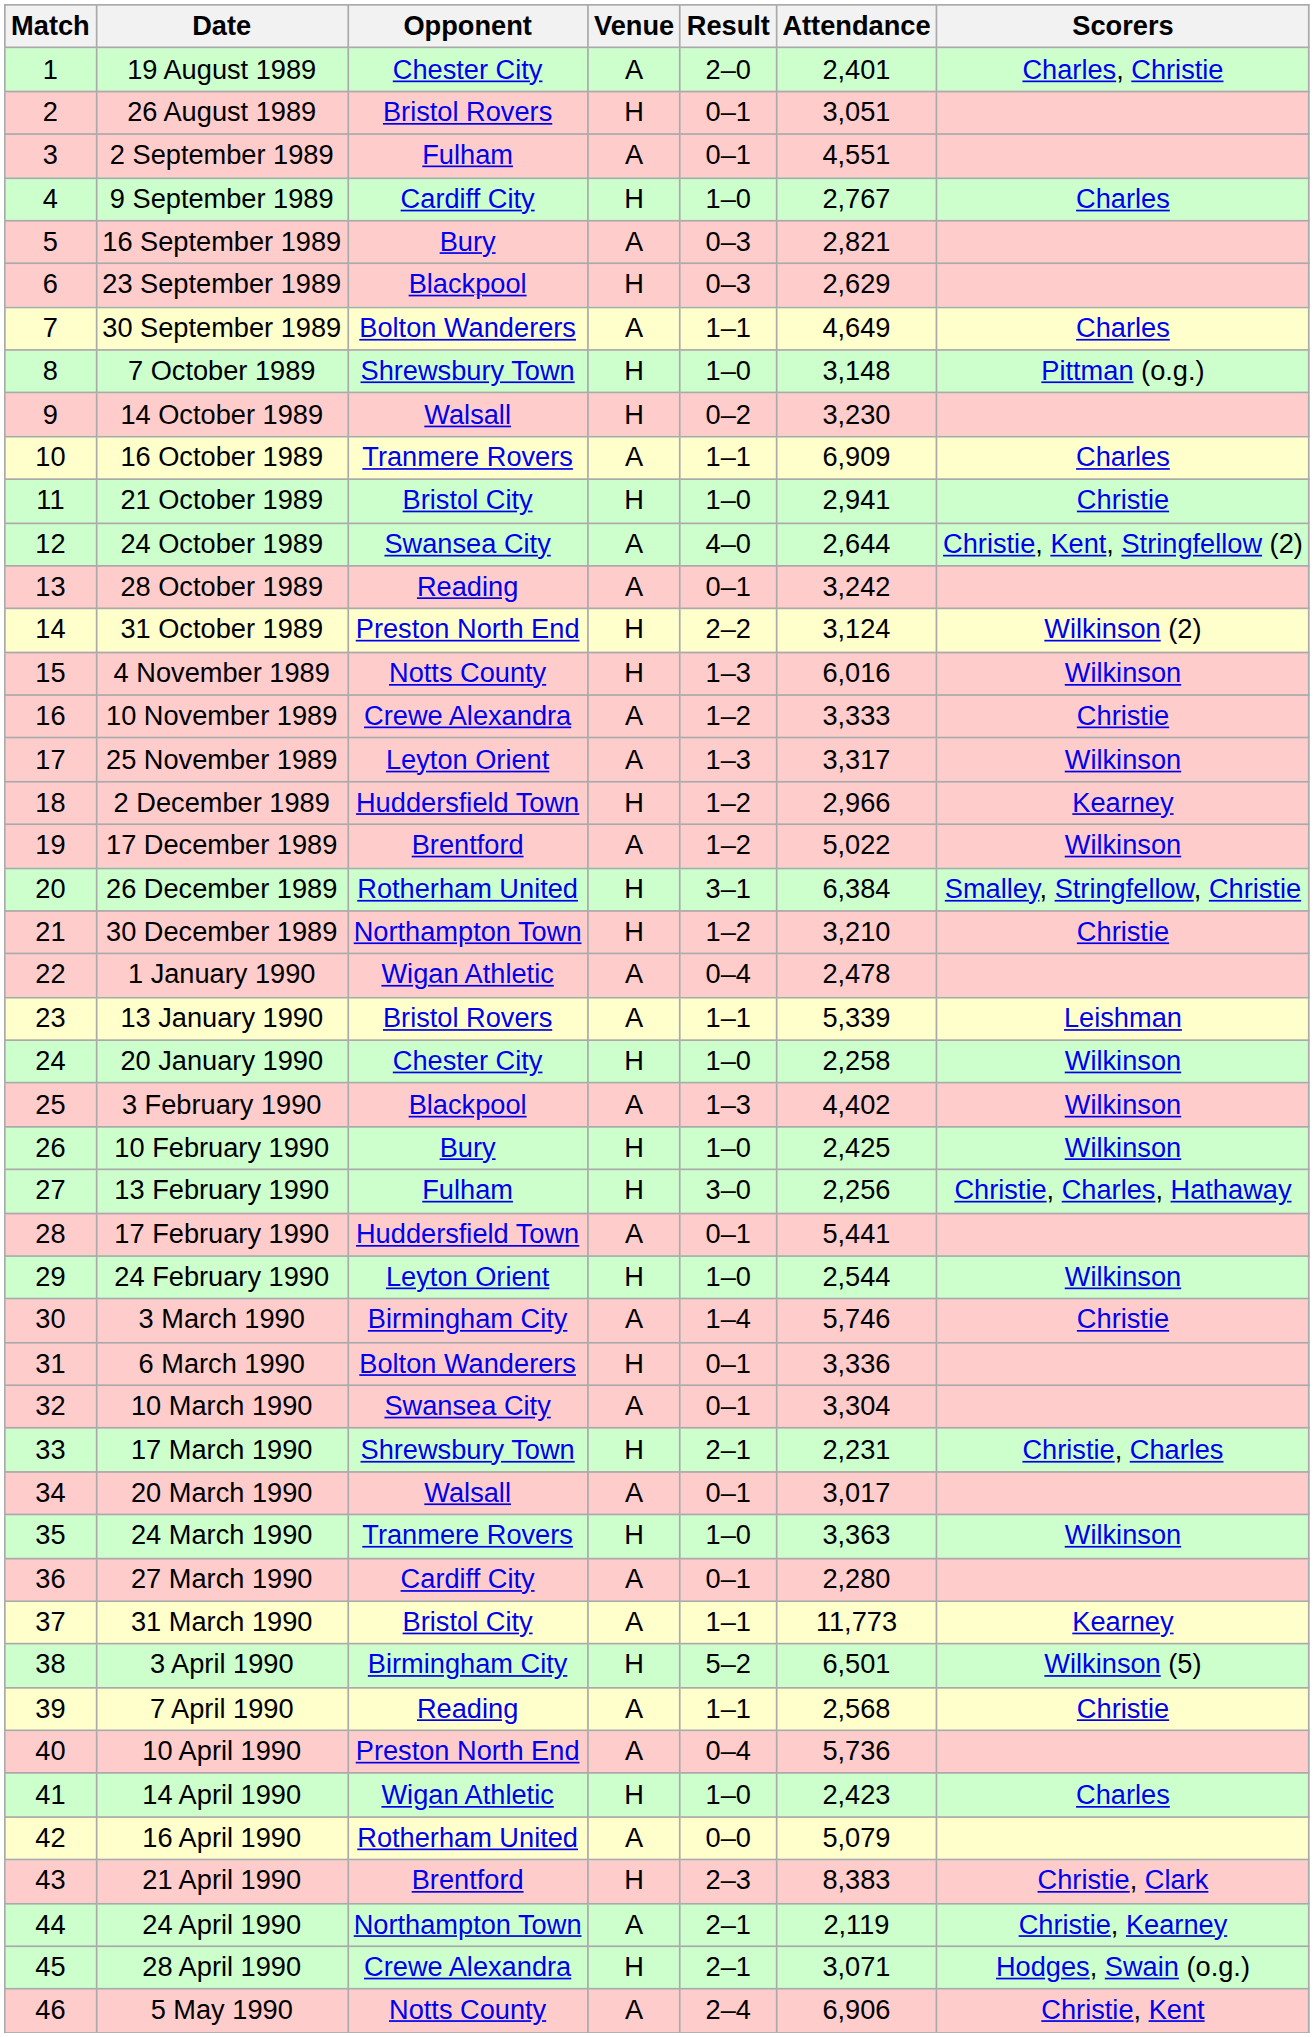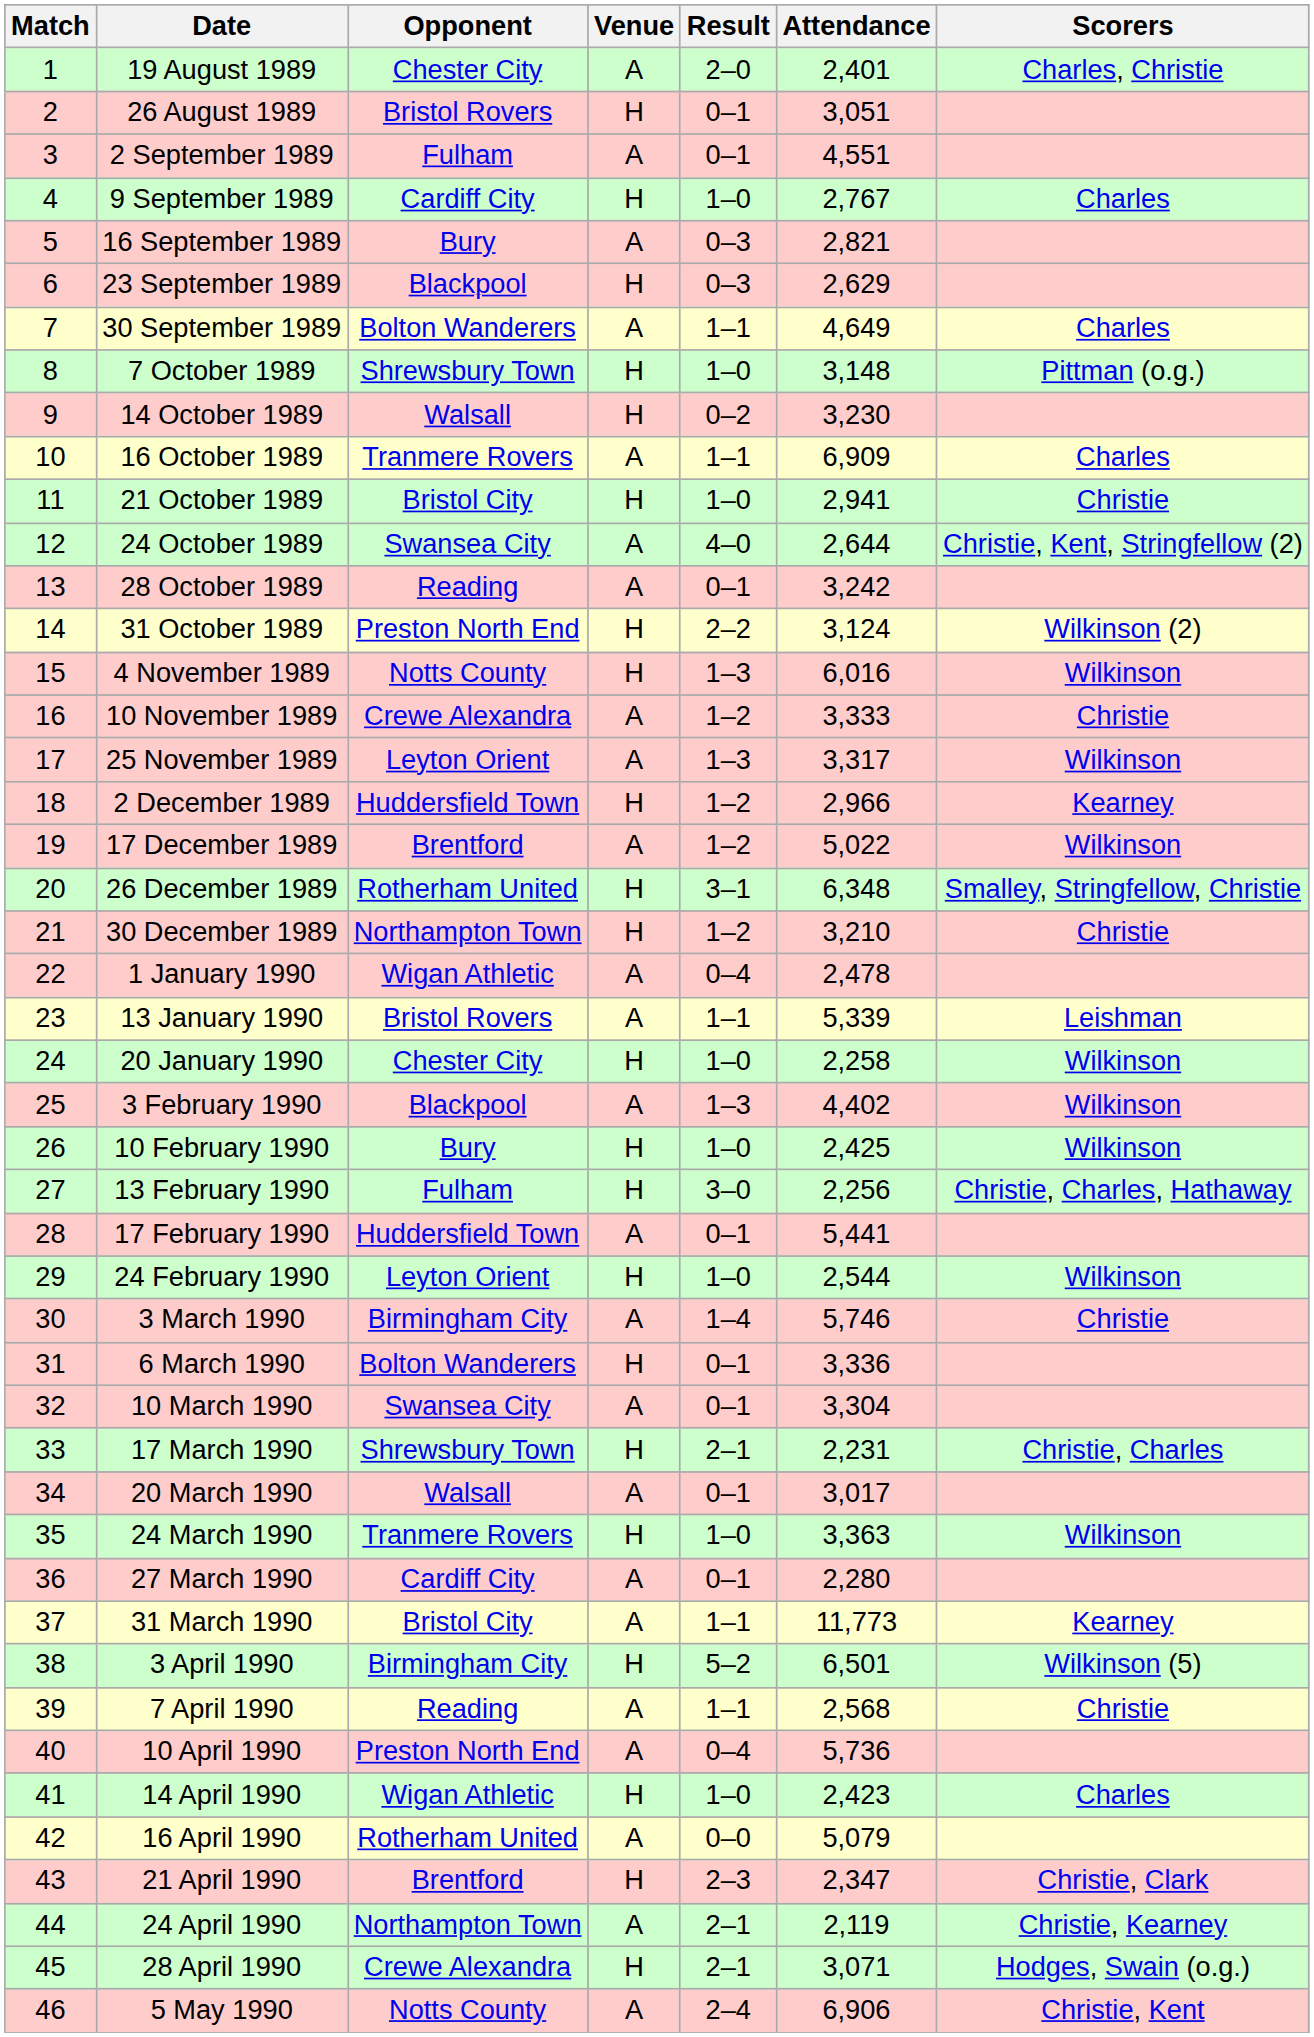(856, 888) 6,384 -> (856, 888) 6,348
(856, 1880) 8,383 -> (856, 1880) 2,347
